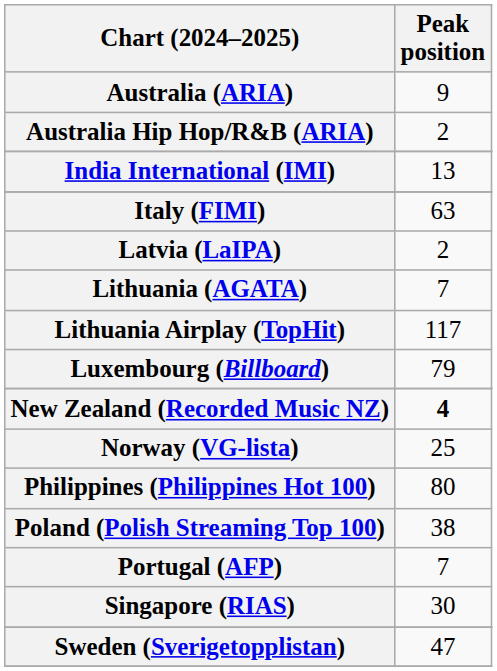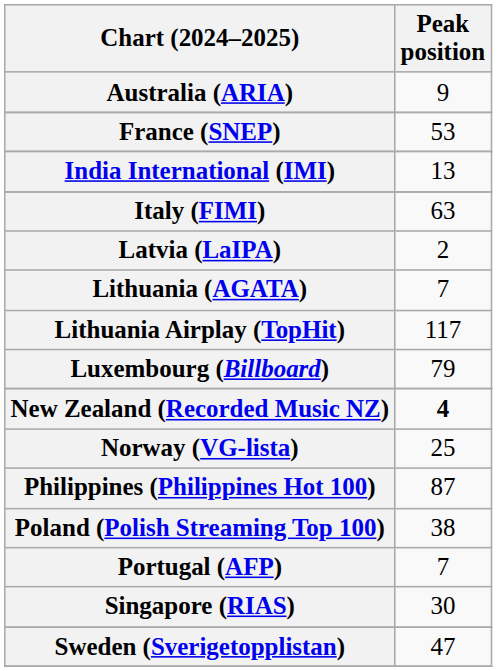- row: (200, 131)
+ row: (200, 131)
(443, 487) 80 -> (443, 487) 87
